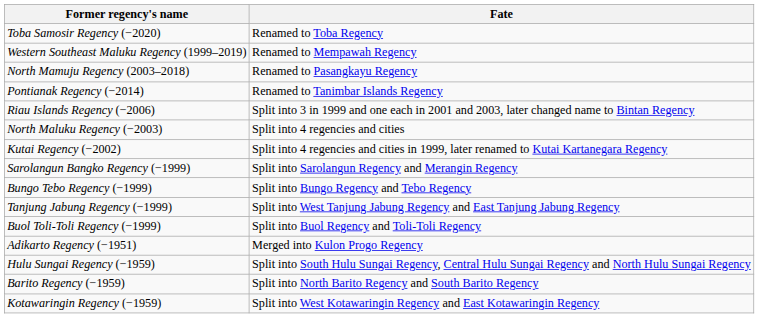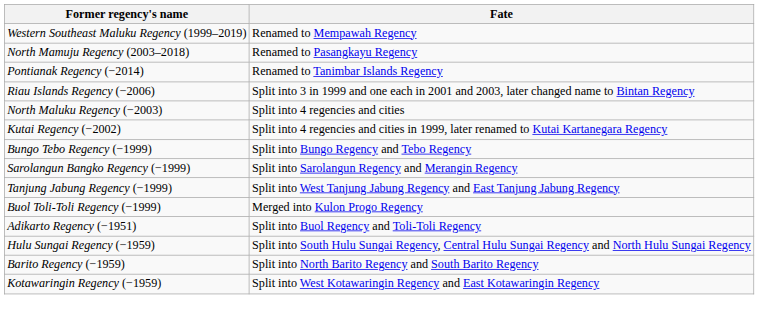- row: (84, 33)
rows swapped: (99, 168) <-> (79, 187)
(367, 226) Split into Buol Regency and Toli-Toli Regency -> (337, 206) Merged into Kulon Progo Regency
(337, 245) Merged into Kulon Progo Regency -> (367, 226) Split into Buol Regency and Toli-Toli Regency
